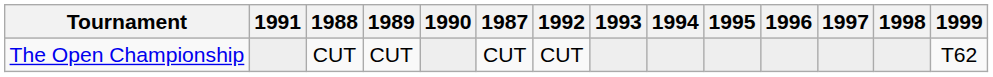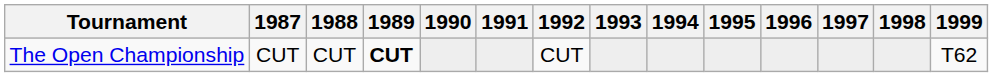columns swapped: (505, 22) <-> (278, 22)
(391, 55) normal -> (391, 55) bold
